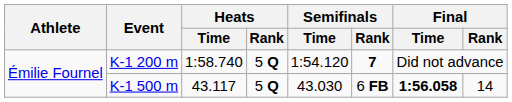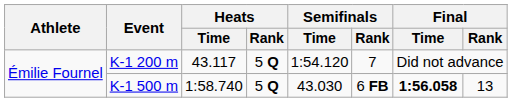(214, 62) 1:58.740 -> (214, 62) 43.117
(372, 62) bold -> (372, 62) normal
(214, 86) 43.117 -> (214, 86) 1:58.740
(485, 86) 14 -> (485, 86) 13
